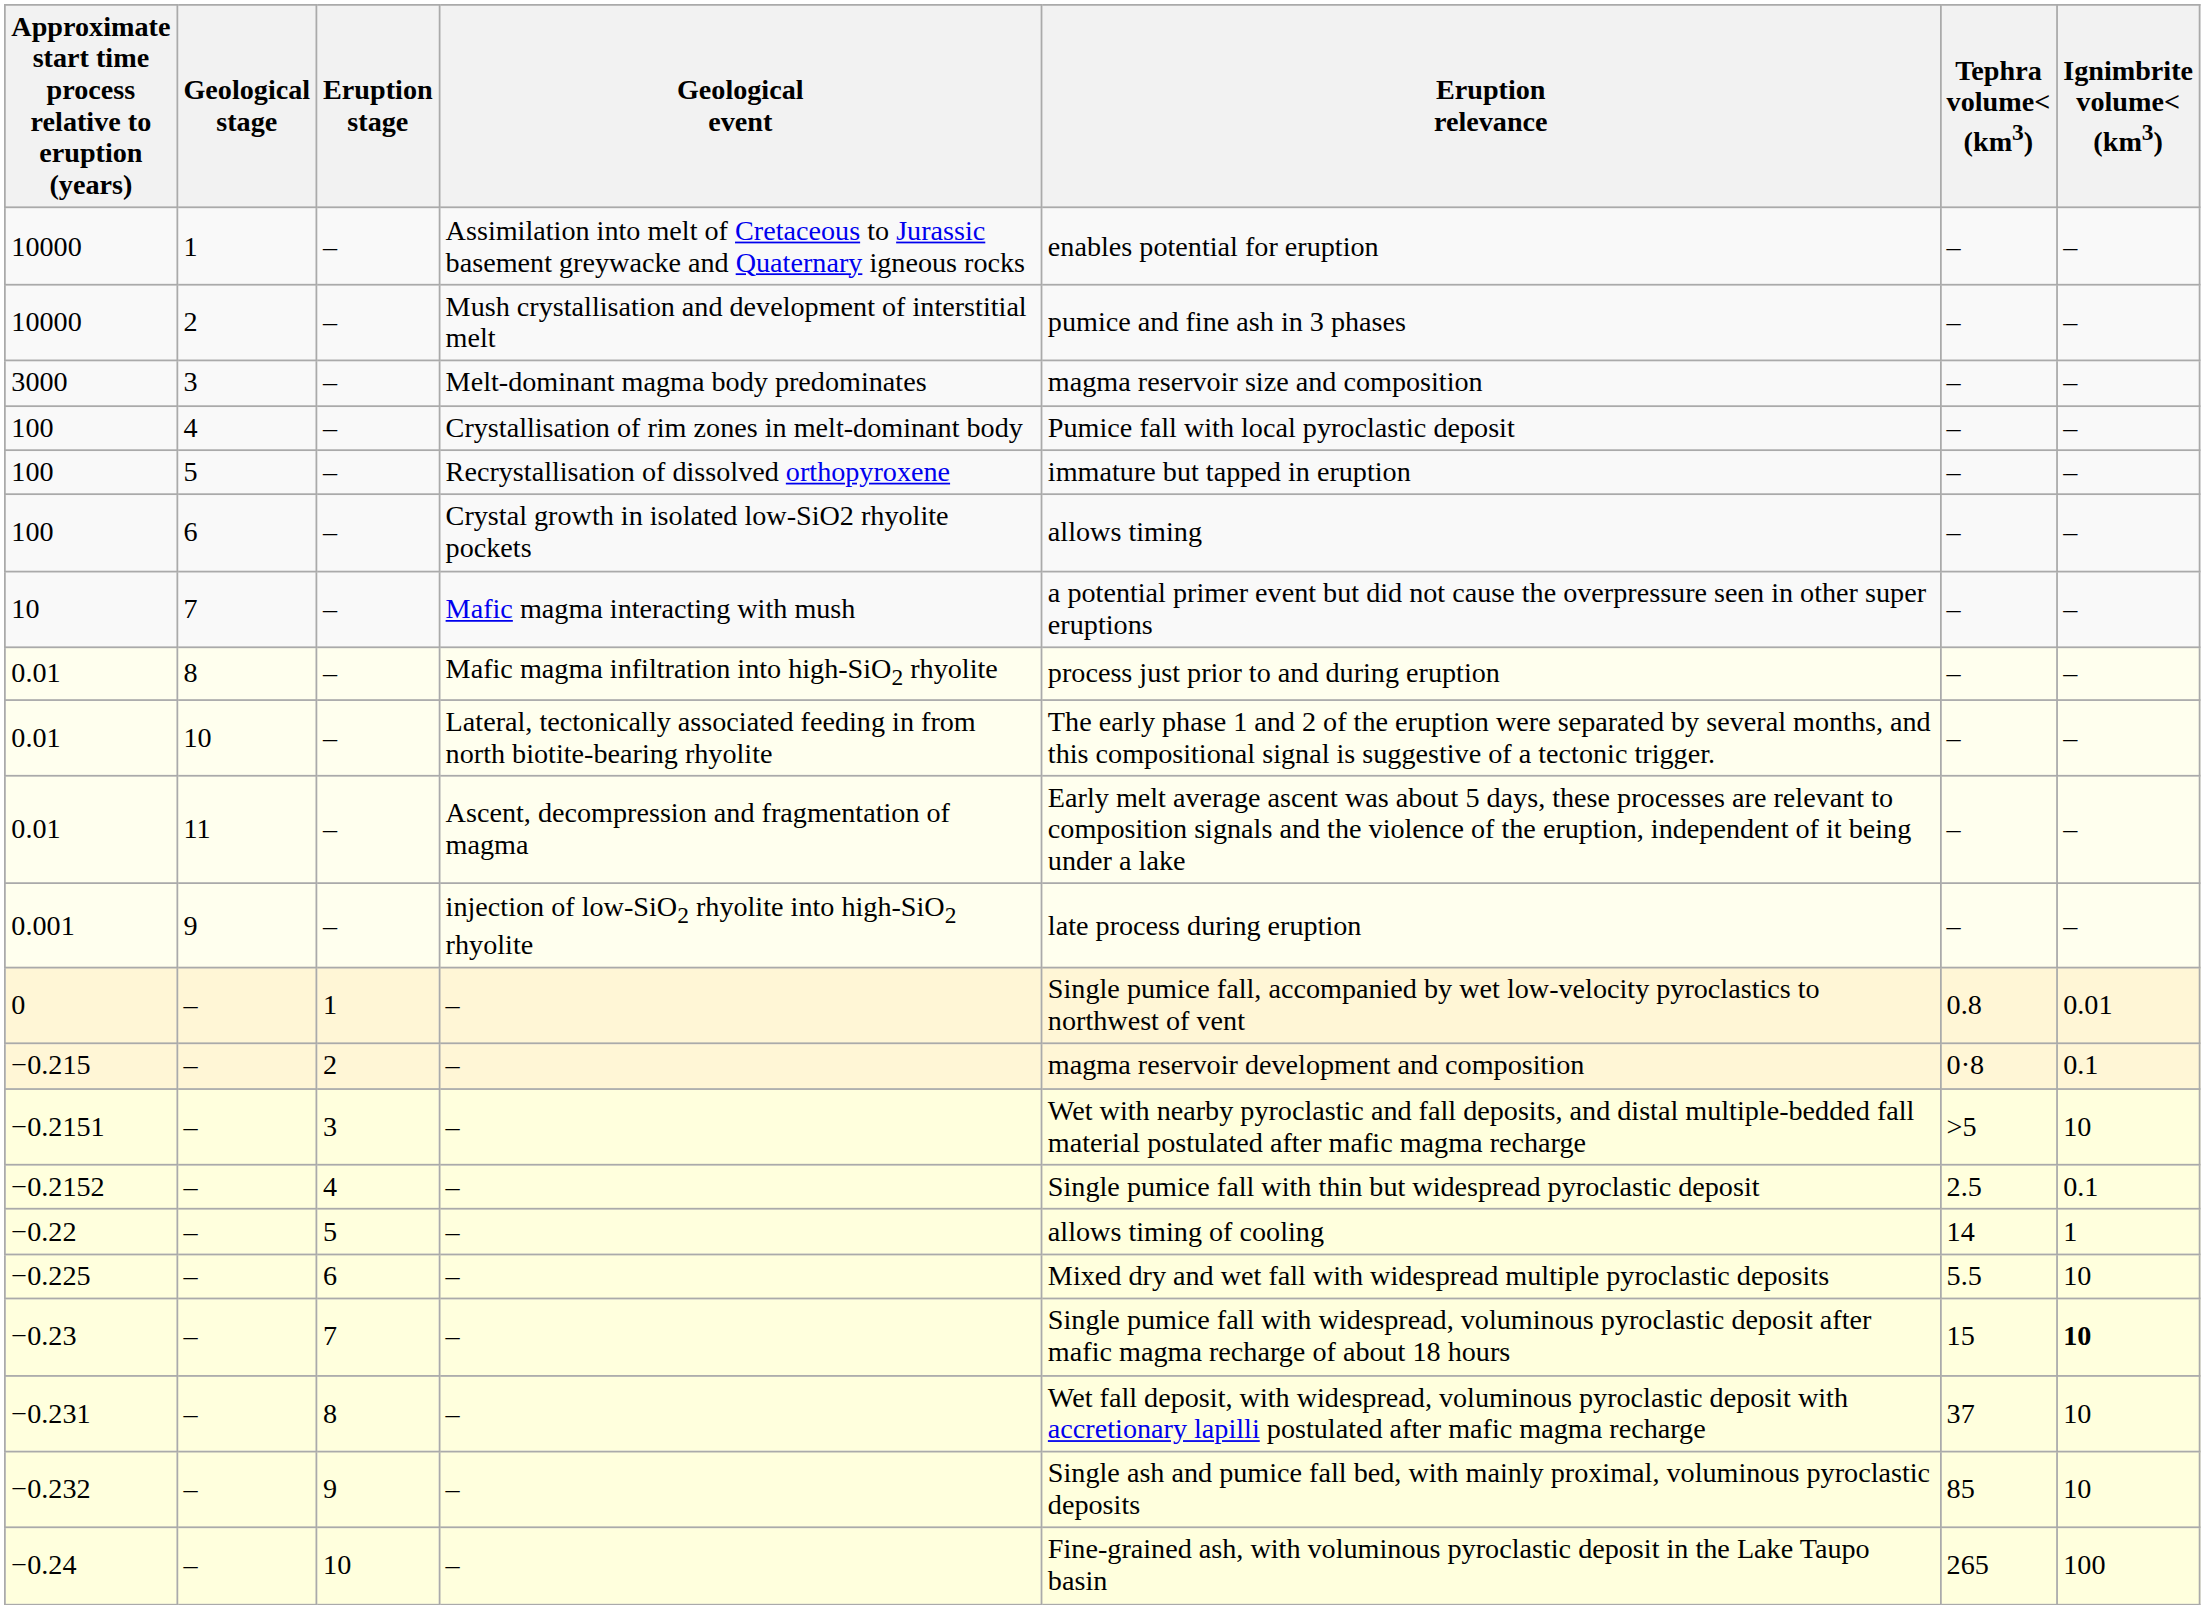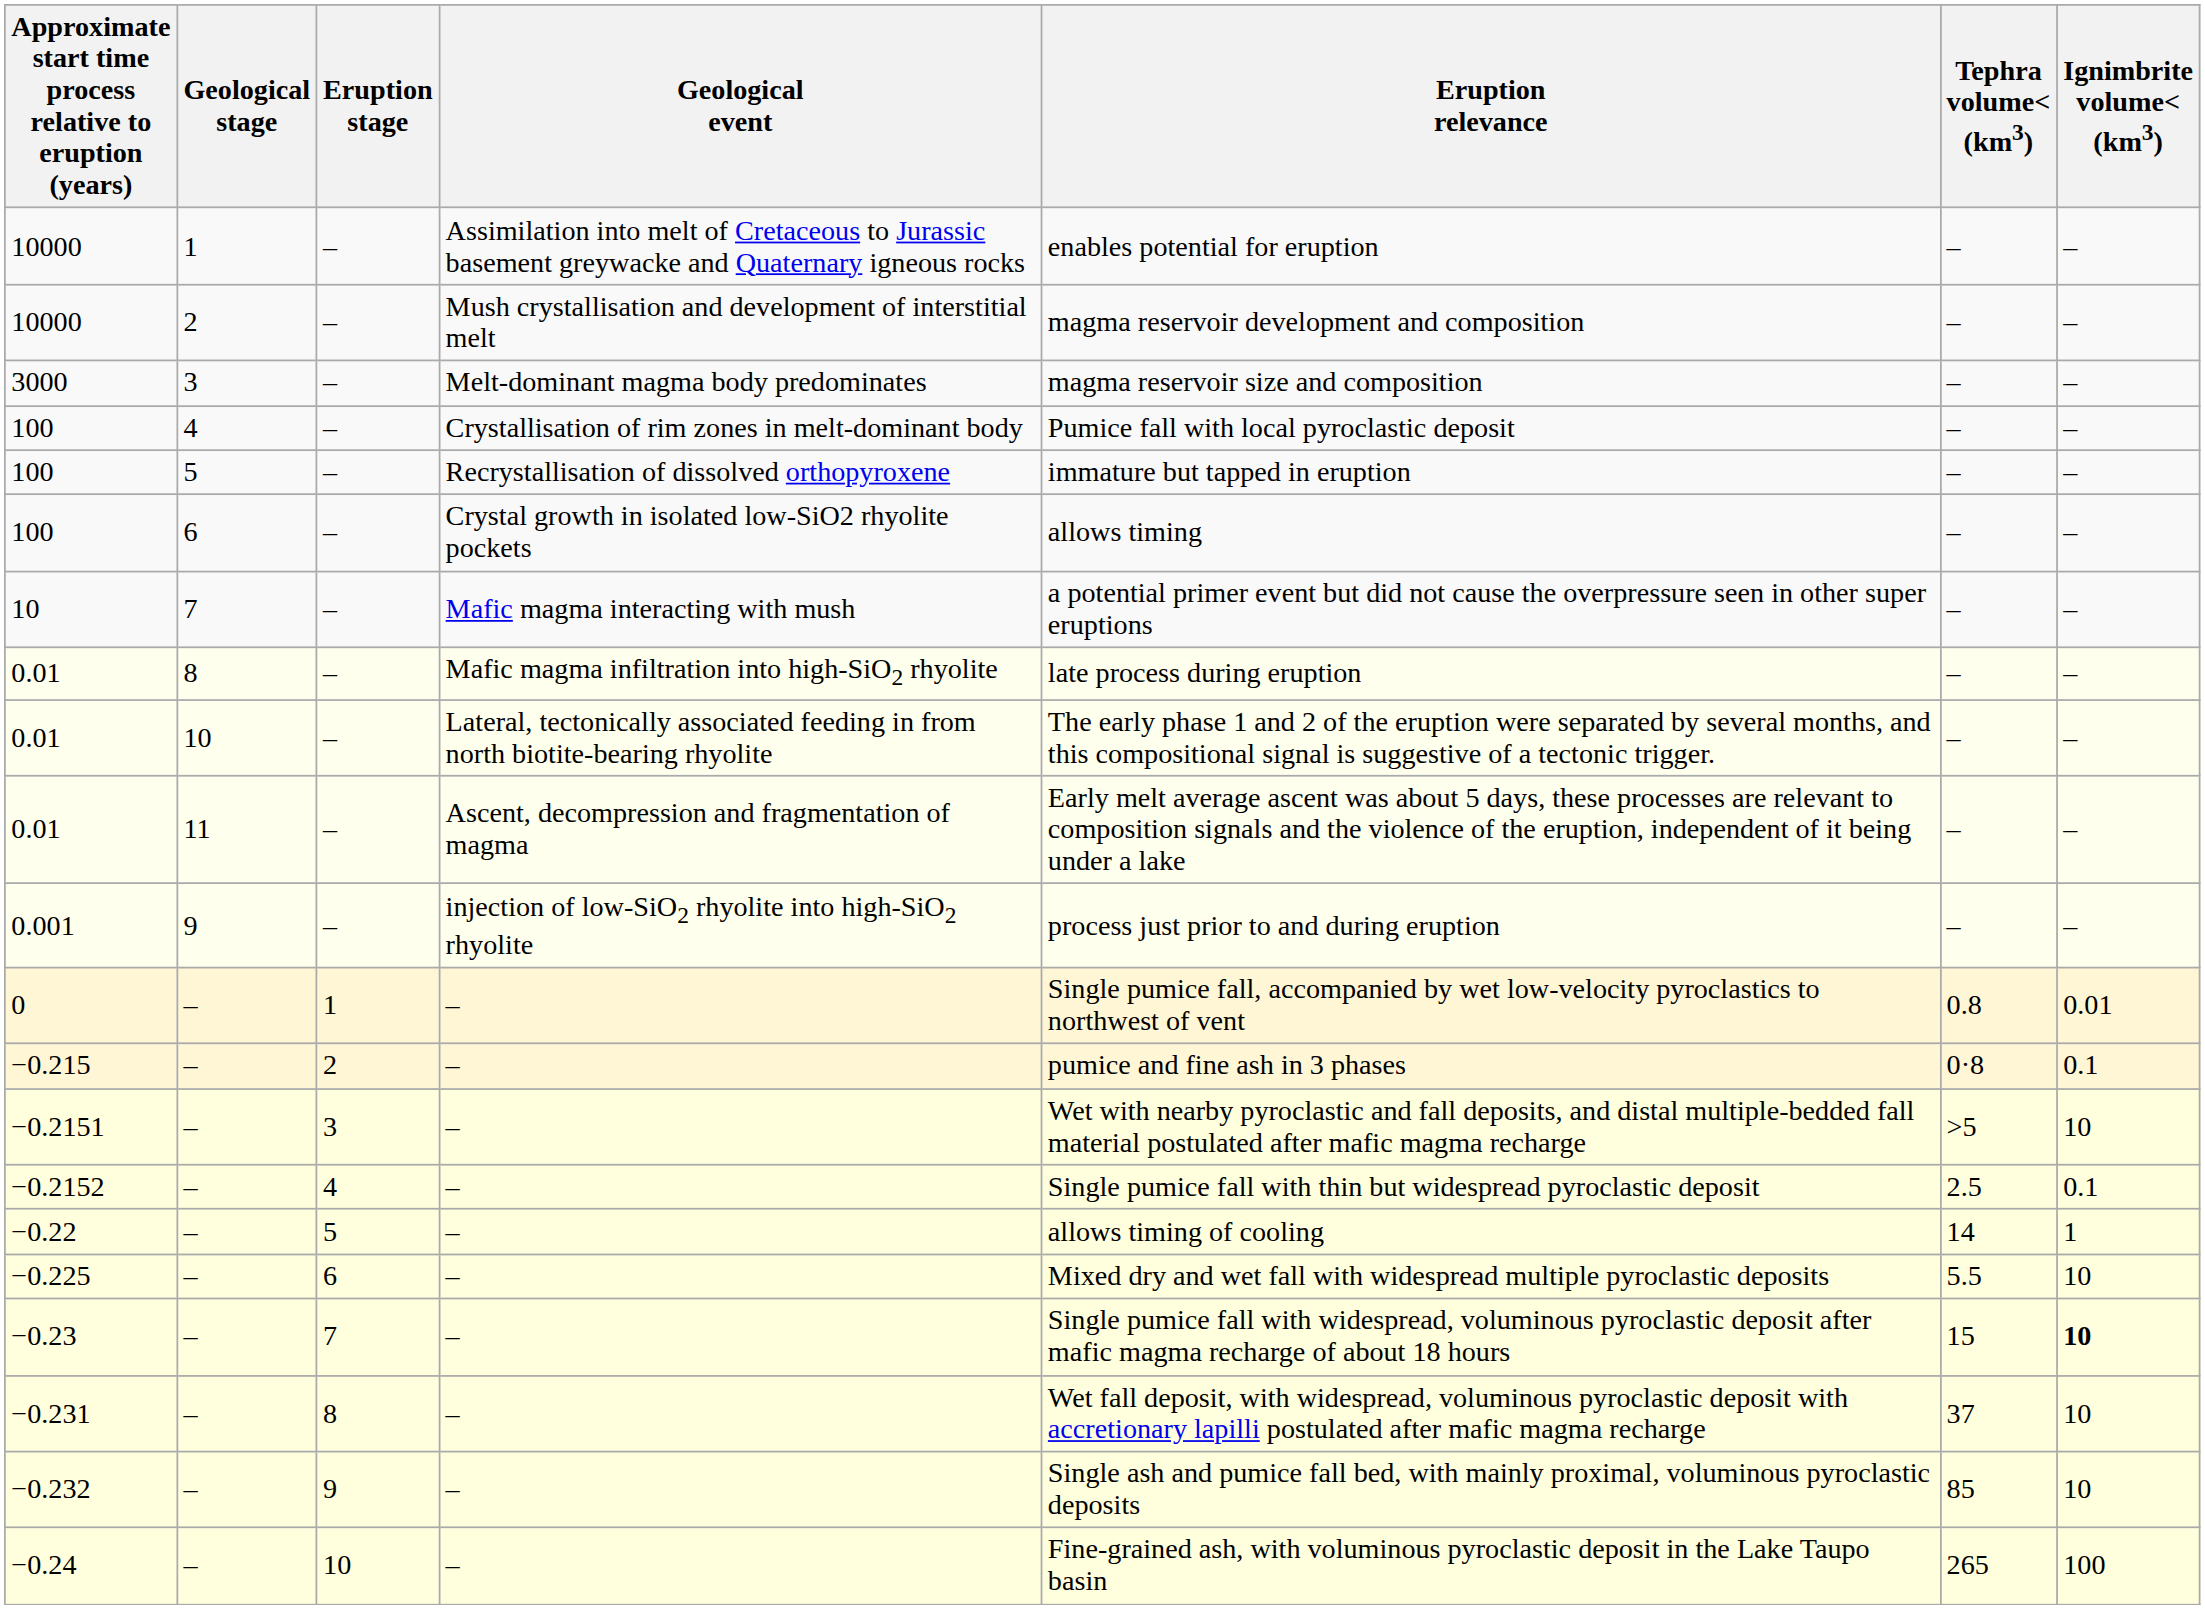(1227, 322) pumice and fine ash in 3 phases -> (1316, 322) magma reservoir development and composition
(1274, 672) process just prior to and during eruption -> (1205, 672) late process during eruption
(1205, 925) late process during eruption -> (1274, 925) process just prior to and during eruption
(1316, 1065) magma reservoir development and composition -> (1227, 1065) pumice and fine ash in 3 phases
